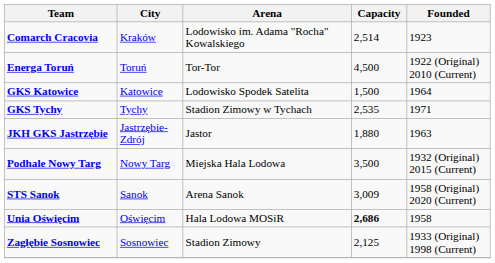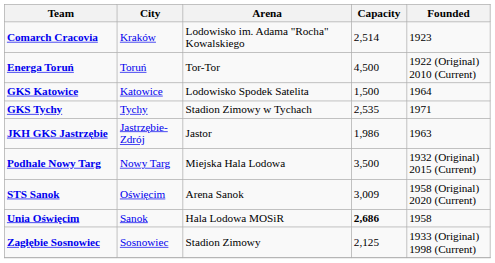(366, 133) 1,880 -> (366, 133) 1,986
(134, 194) Sanok -> (143, 194) Oświęcim
(143, 218) Oświęcim -> (134, 218) Sanok
